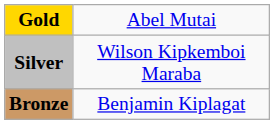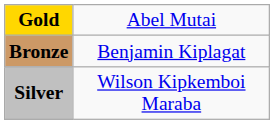rows swapped: (39, 61) <-> (39, 103)
